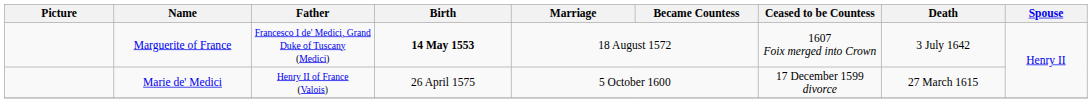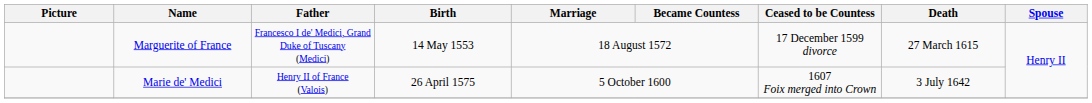(443, 44) bold -> (443, 44) normal
(820, 44) 1607 Foix merged into Crown -> (820, 44) 17 December 1599 divorce
(943, 44) 3 July 1642 -> (943, 44) 27 March 1615
(820, 82) 17 December 1599 divorce -> (820, 82) 1607 Foix merged into Crown
(943, 82) 27 March 1615 -> (943, 82) 3 July 1642
